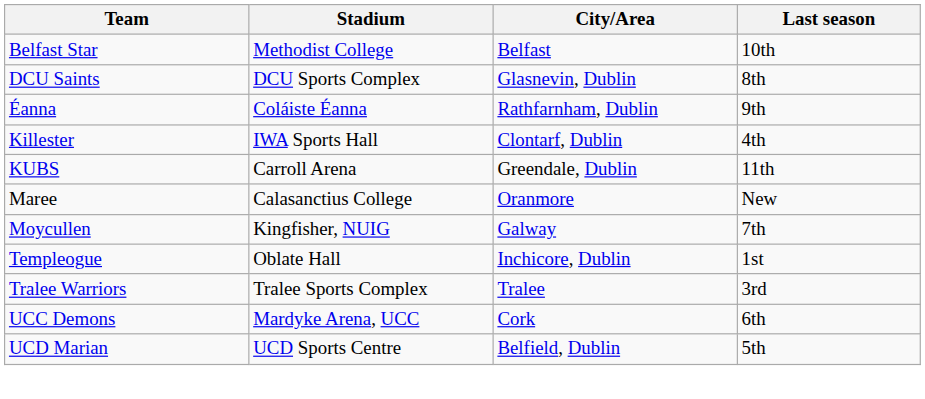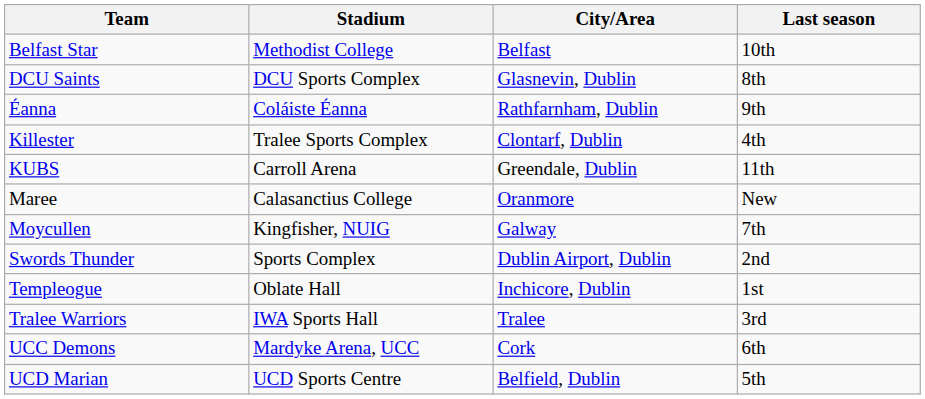(316, 139) IWA Sports Hall -> (340, 139) Tralee Sports Complex
+ row: (71, 259)
(340, 288) Tralee Sports Complex -> (316, 318) IWA Sports Hall
